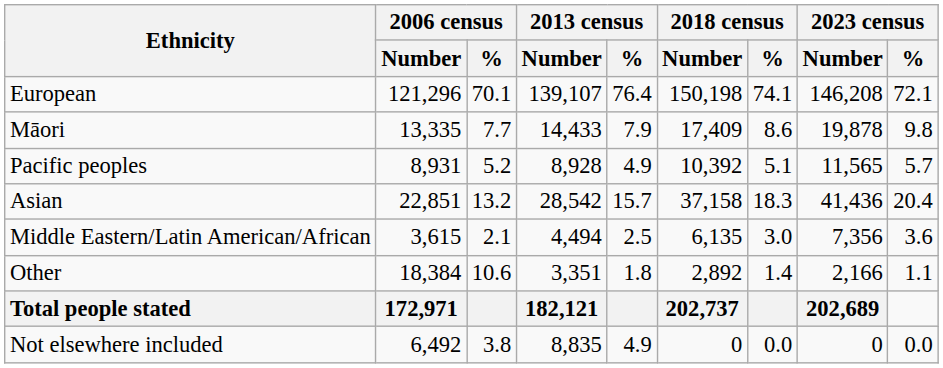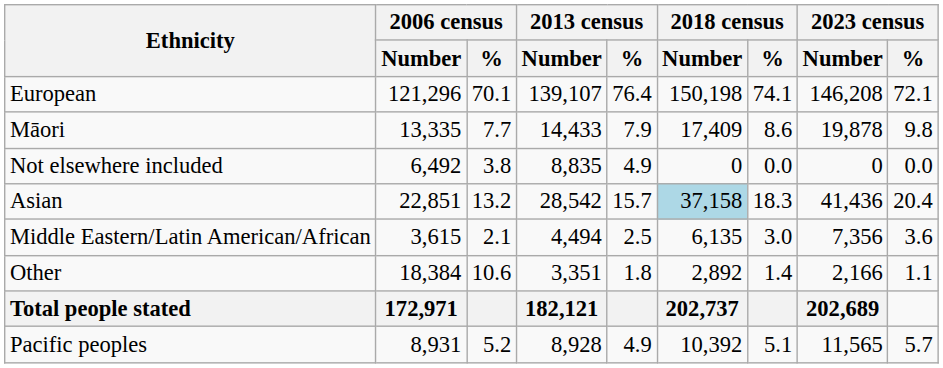rows swapped: (78, 165) <-> (116, 344)
(711, 201) no background -> (711, 201) lightblue background
